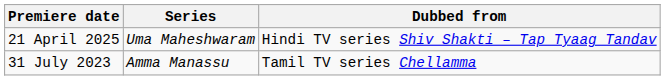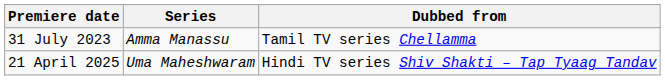rows swapped: (59, 63) <-> (64, 40)
